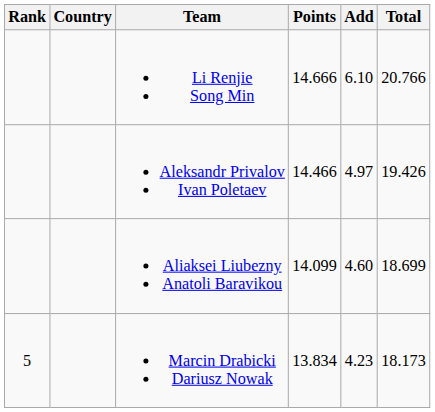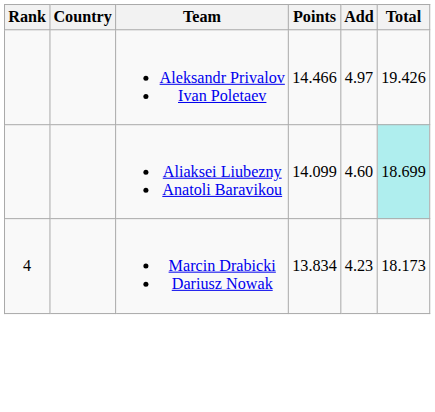- row: (202, 86)
(404, 265) no background -> (404, 171) paleturquoise background
(27, 360) 5 -> (27, 265) 4
